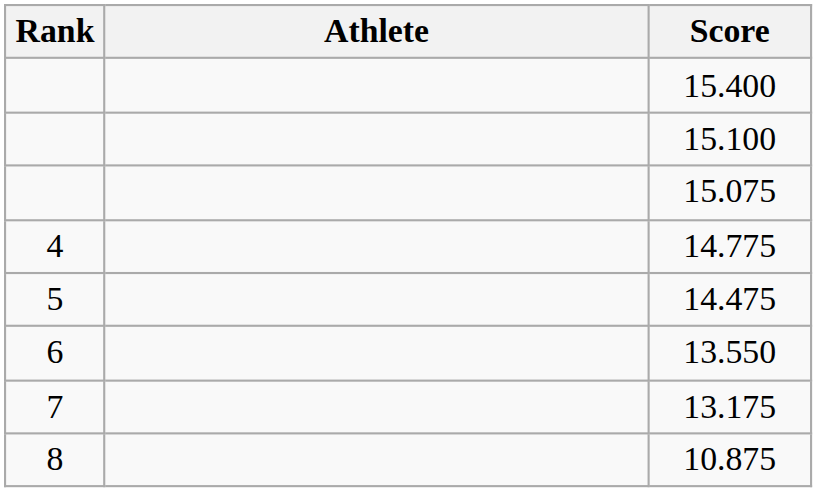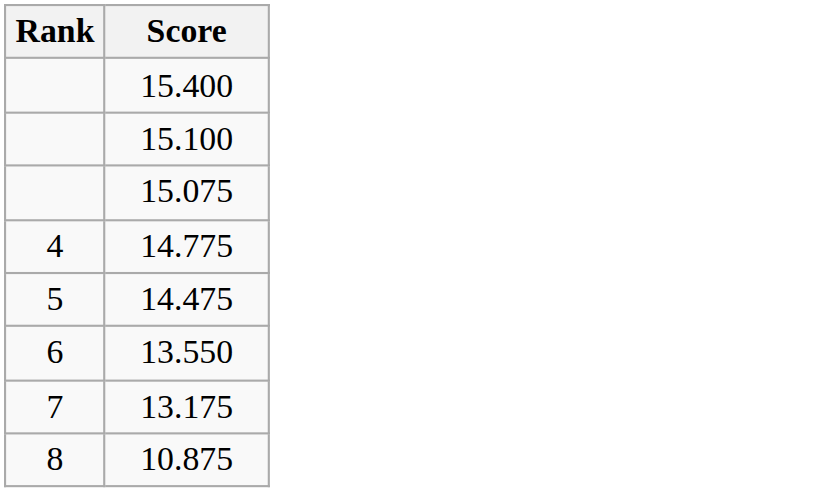- column: (377, 31)
